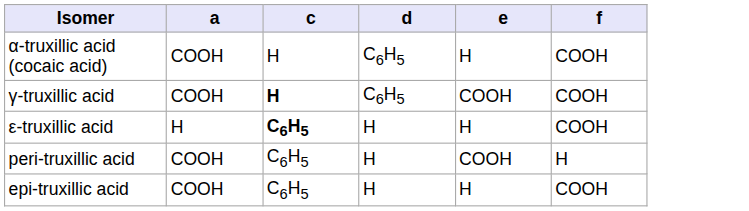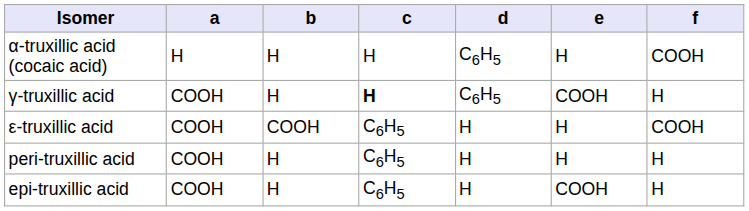+ column: (311, 18)
(197, 56) COOH -> (177, 56) H
(582, 95) COOH -> (658, 95) H
(177, 127) H -> (197, 127) COOH
(288, 127) bold -> (384, 127) normal
(485, 158) COOH -> (562, 158) H
(465, 190) H -> (582, 190) COOH
(582, 190) COOH -> (658, 190) H
